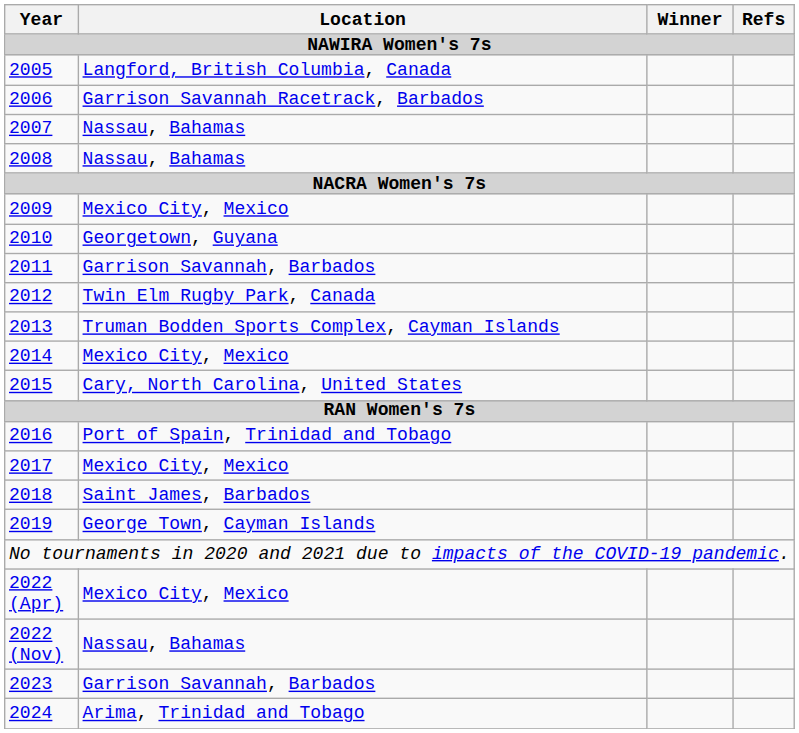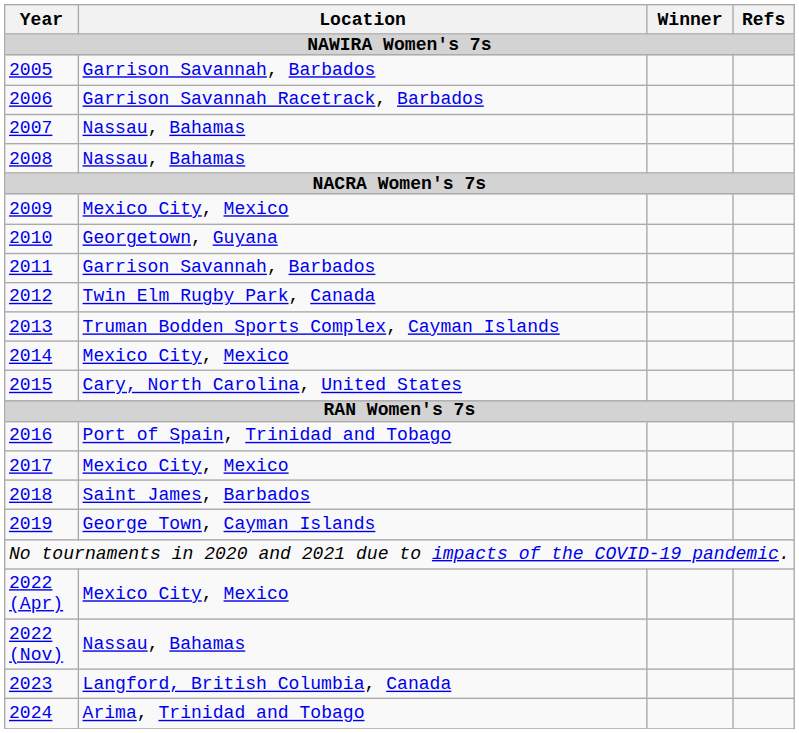(267, 70) Langford, British Columbia, Canada -> (229, 70) Garrison Savannah, Barbados
(229, 684) Garrison Savannah, Barbados -> (267, 684) Langford, British Columbia, Canada
